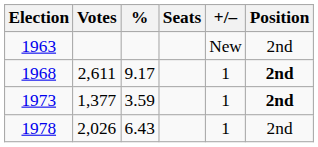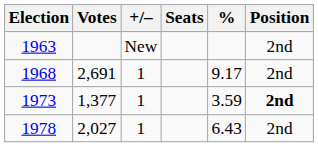columns swapped: (140, 18) <-> (226, 18)
(97, 73) 2,611 -> (97, 73) 2,691
(280, 73) bold -> (280, 73) normal
(97, 127) 2,026 -> (97, 127) 2,027
